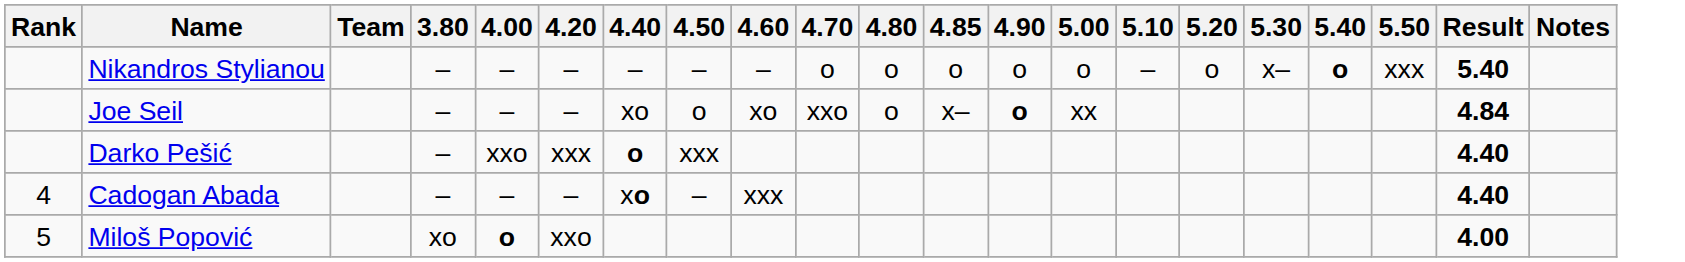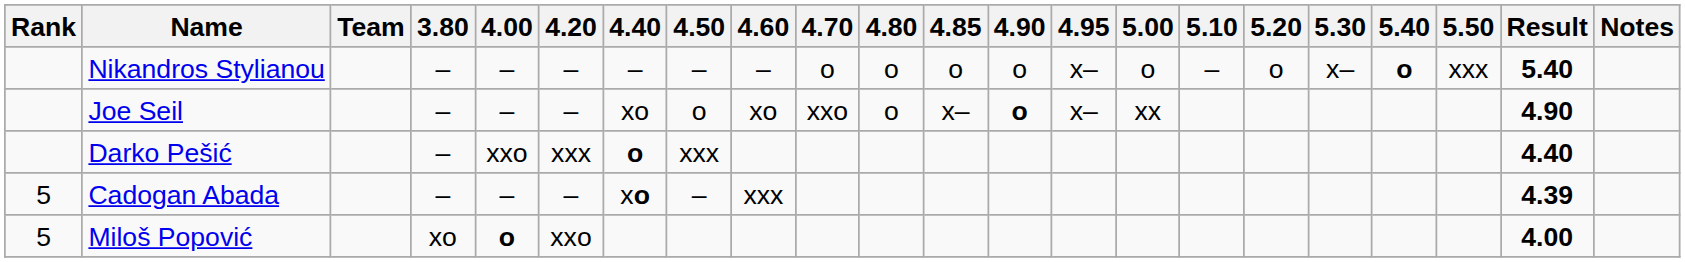+ column: (1084, 26)
(1483, 110) 4.84 -> (1547, 110) 4.90
(44, 195) 4 -> (44, 195) 5
(1483, 195) 4.40 -> (1547, 195) 4.39
